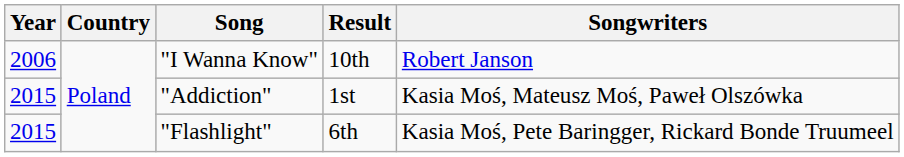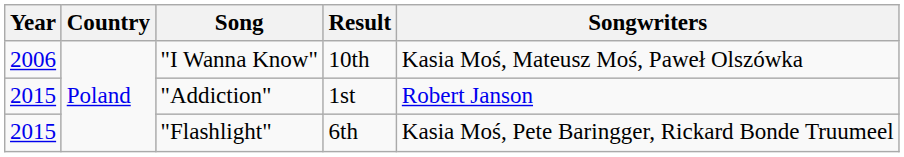(467, 59) Robert Janson -> (602, 59) Kasia Moś, Mateusz Moś, Paweł Olszówka
(602, 95) Kasia Moś, Mateusz Moś, Paweł Olszówka -> (467, 95) Robert Janson
